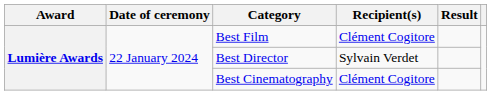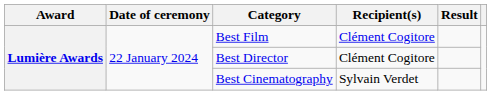(379, 57) Sylvain Verdet -> (387, 57) Clément Cogitore
(387, 79) Clément Cogitore -> (379, 79) Sylvain Verdet
